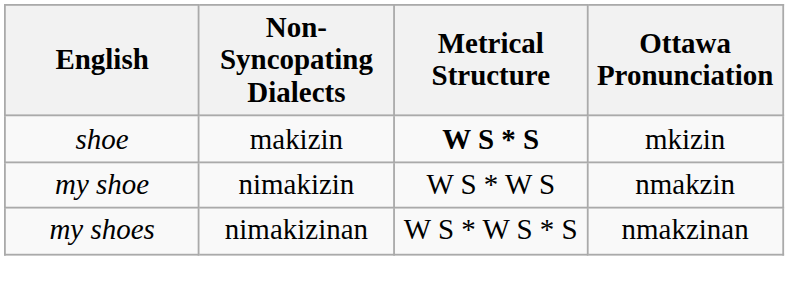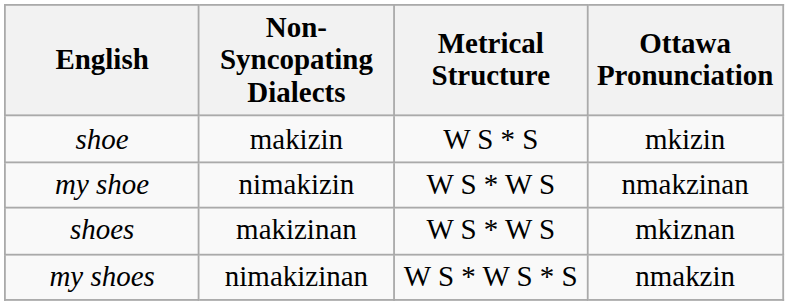(491, 138) bold -> (491, 138) normal
(685, 184) nmakzin -> (685, 184) nmakzinan
+ row: (102, 230)
(685, 230) nmakzinan -> (685, 276) nmakzin
